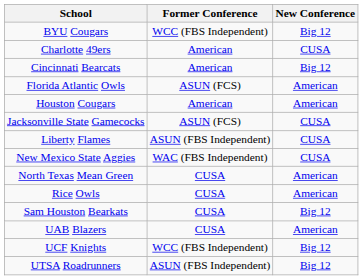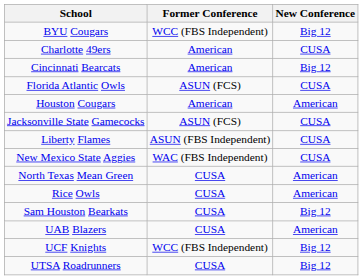(315, 85) American -> (315, 85) CUSA
(210, 265) ASUN (FBS Independent) -> (210, 265) CUSA
